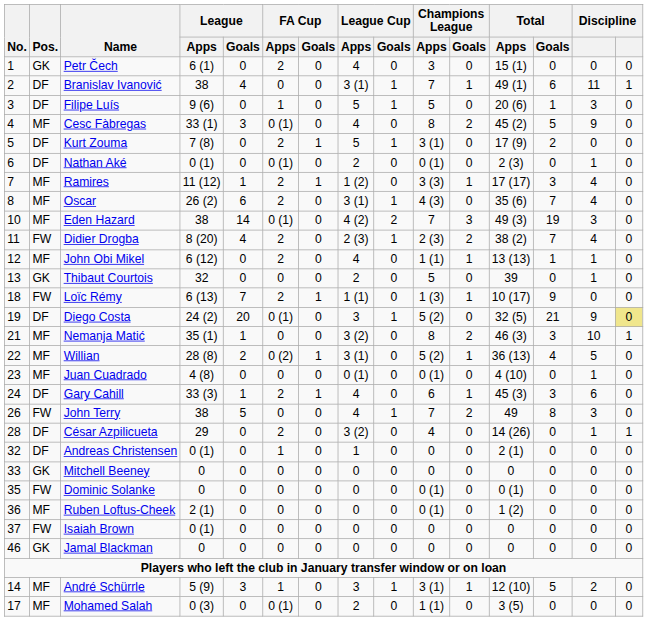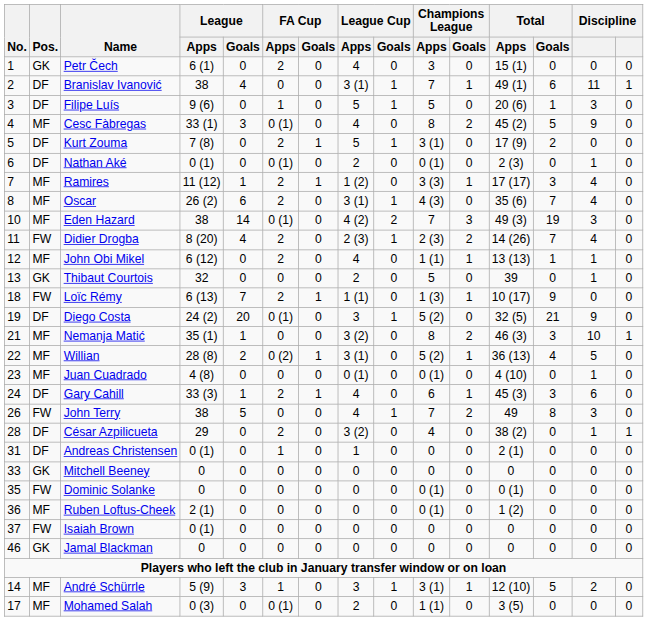(511, 239) 38 (2) -> (511, 239) 14 (26)
(629, 317) khaki background -> (629, 317) no background
(511, 432) 14 (26) -> (511, 432) 38 (2)
(14, 452) 32 -> (14, 452) 31
